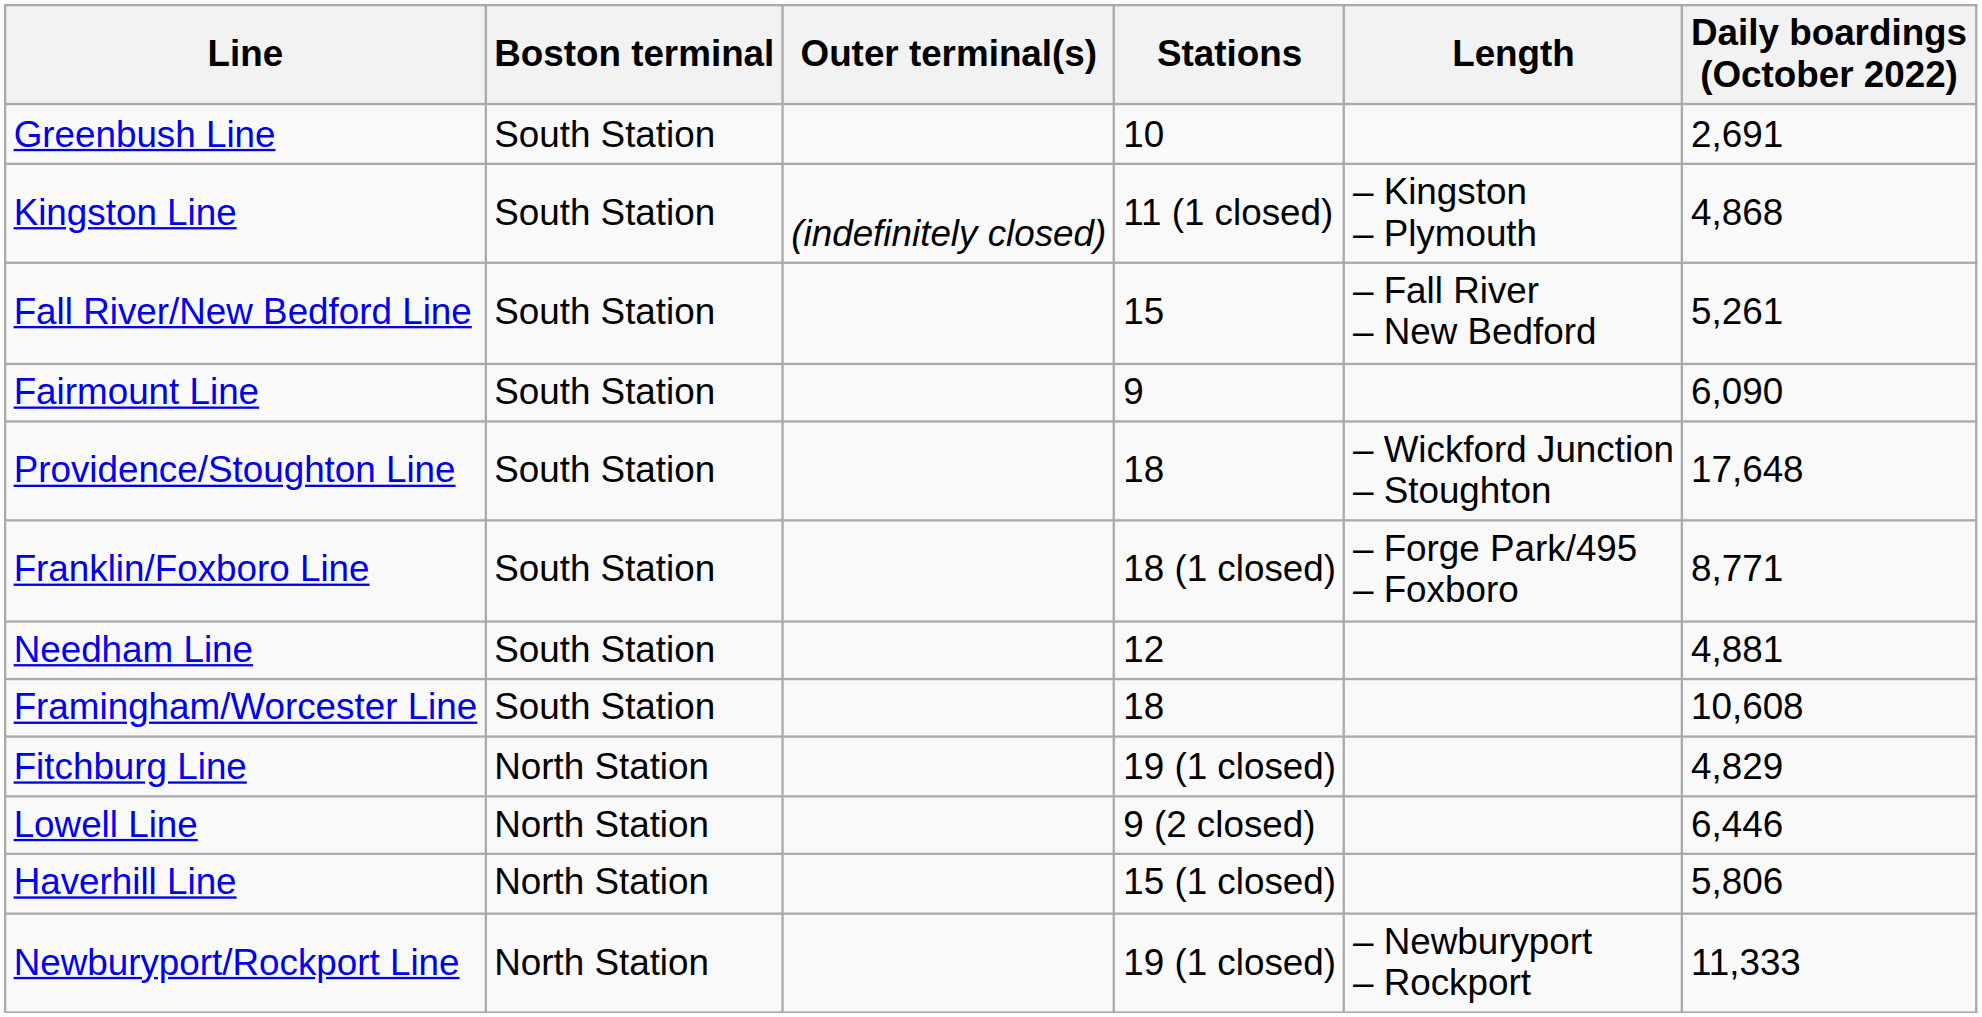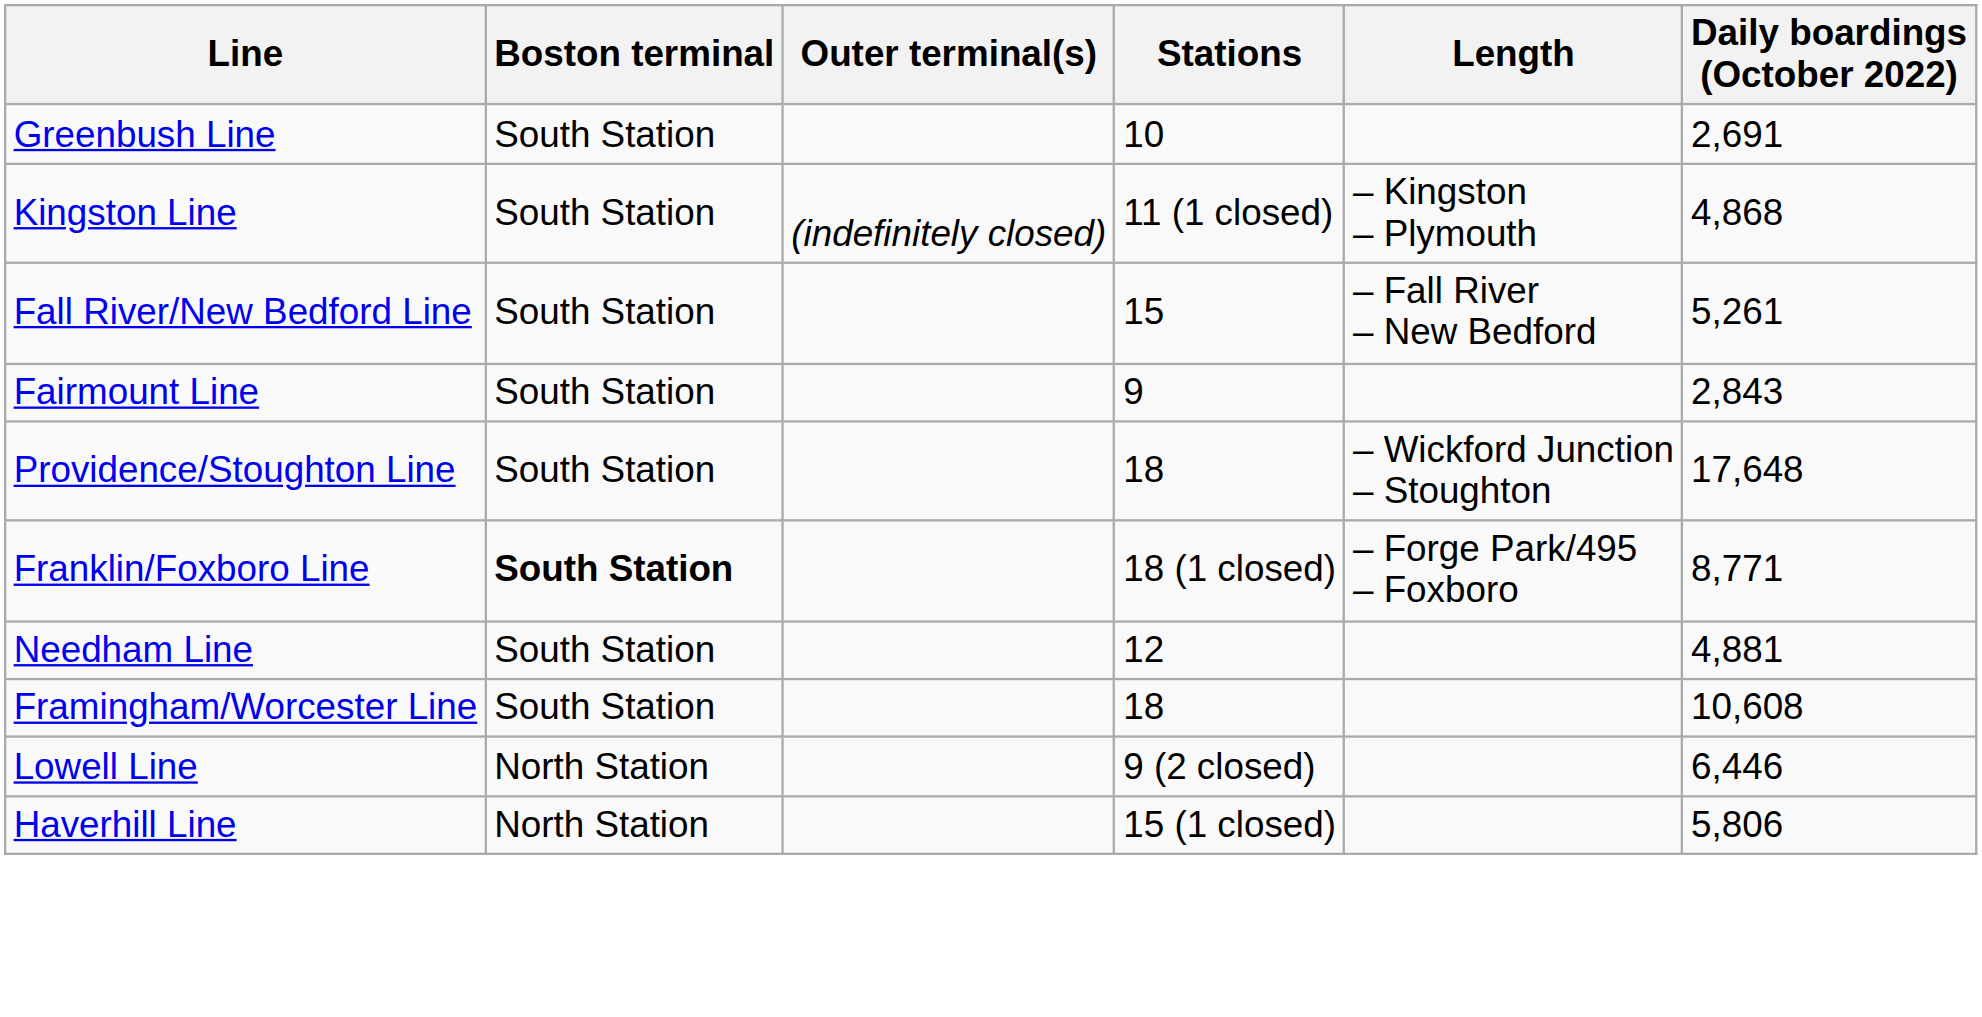(1737, 391) 6,090 -> (1737, 391) 2,843
(605, 570) normal -> (614, 570) bold
- row: (130, 765)
- row: (237, 961)
